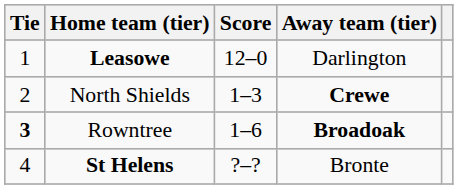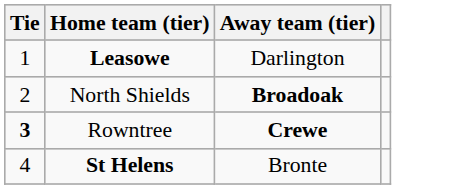- column: (246, 22)
(359, 93) Crewe -> (297, 93) Broadoak
(359, 129) Broadoak -> (298, 129) Crewe
